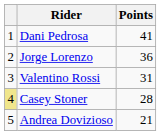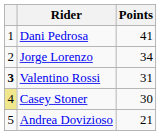(146, 57) 36 -> (146, 57) 34
(11, 78) normal -> (11, 78) bold
(146, 99) 28 -> (146, 99) 30
